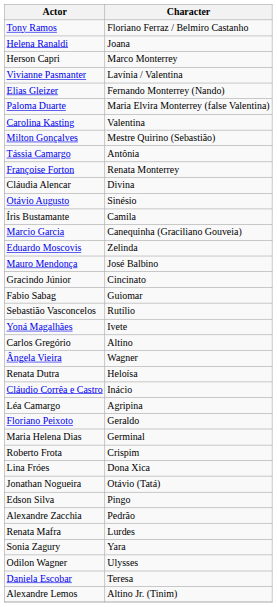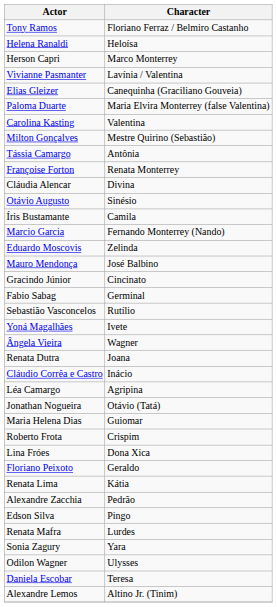(119, 43) Joana -> (122, 43) Heloísa
(166, 91) Fernando Monterrey (Nando) -> (175, 91) Canequinha (Graciliano Gouveia)
(175, 232) Canequinha (Graciliano Gouveia) -> (166, 232) Fernando Monterrey (Nando)
(125, 295) Guiomar -> (126, 295) Germinal
- row: (39, 342)
(122, 374) Heloísa -> (119, 358) Joana
rows swapped: (40, 421) <-> (44, 484)
(126, 437) Germinal -> (125, 421) Guiomar
+ row: (32, 484)
rows swapped: (30, 500) <-> (44, 515)
